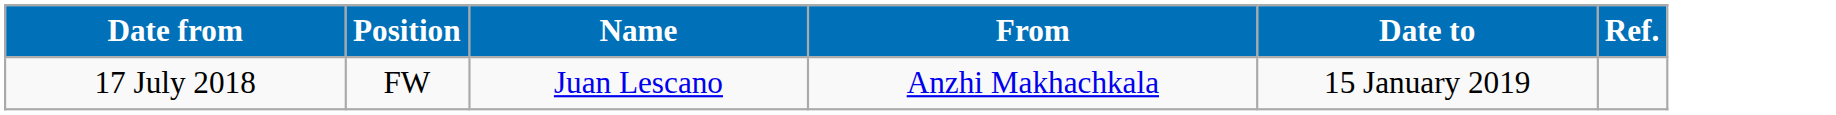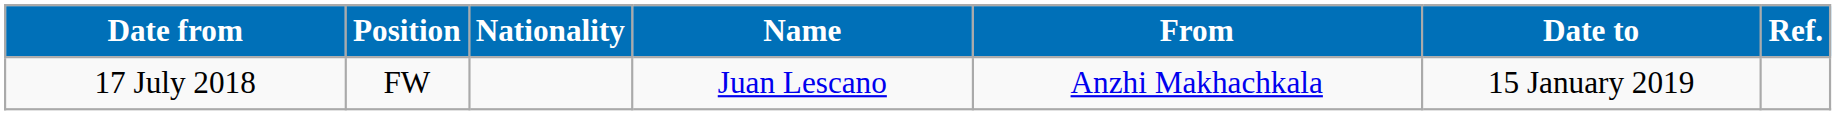+ column: (550, 30)
